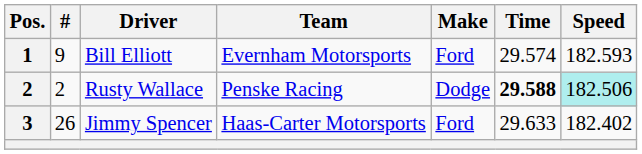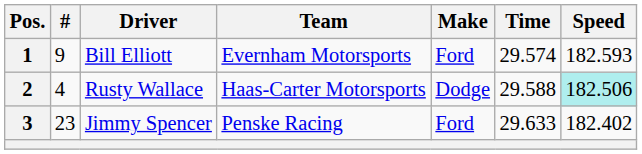(60, 89) 2 -> (60, 89) 4
(282, 89) Penske Racing -> (324, 89) Haas-Carter Motorsports
(528, 89) bold -> (528, 89) normal
(65, 123) 26 -> (65, 123) 23
(324, 123) Haas-Carter Motorsports -> (282, 123) Penske Racing
